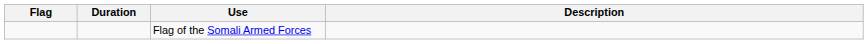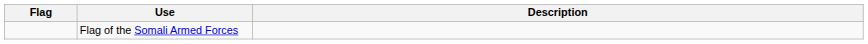- column: (114, 13)
